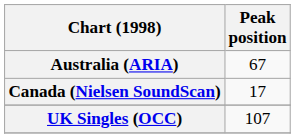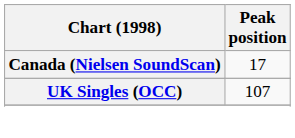- row: (115, 64)
